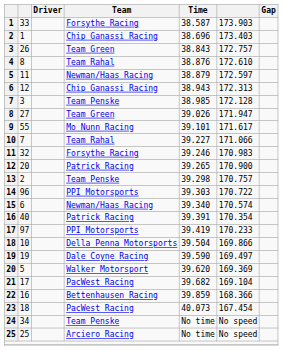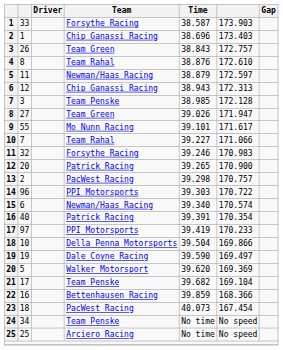(93, 180) Team Penske -> (100, 180) PacWest Racing
(100, 283) PacWest Racing -> (93, 283) Team Penske
